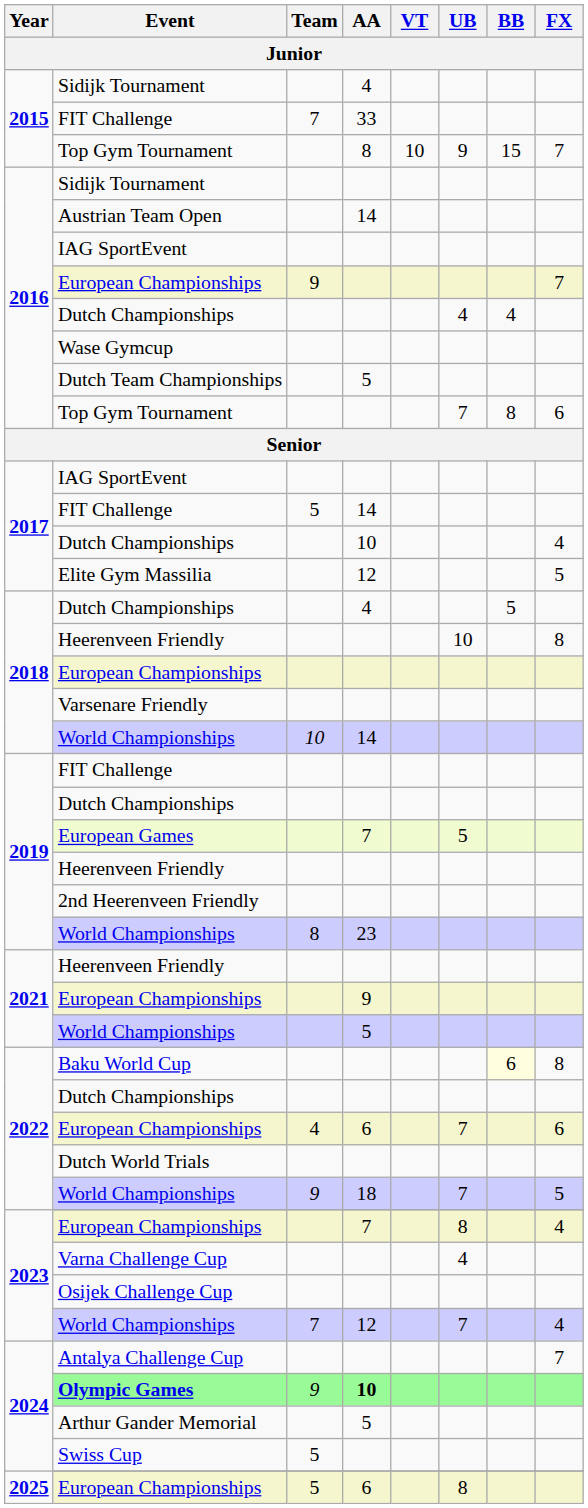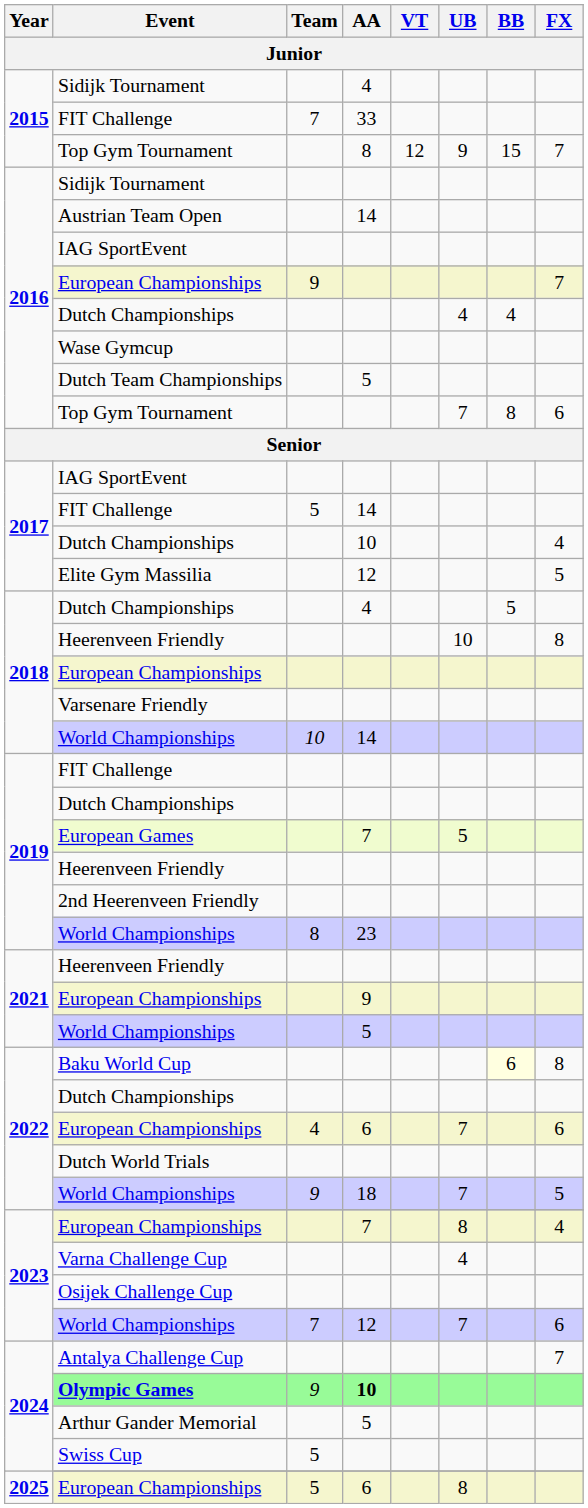(415, 151) 10 -> (415, 151) 12
(559, 1324) 4 -> (559, 1324) 6
